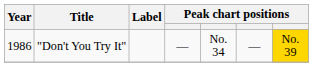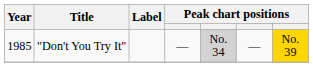(19, 45) 1986 -> (19, 45) 1985
(218, 45) no background -> (218, 45) lightgrey background
